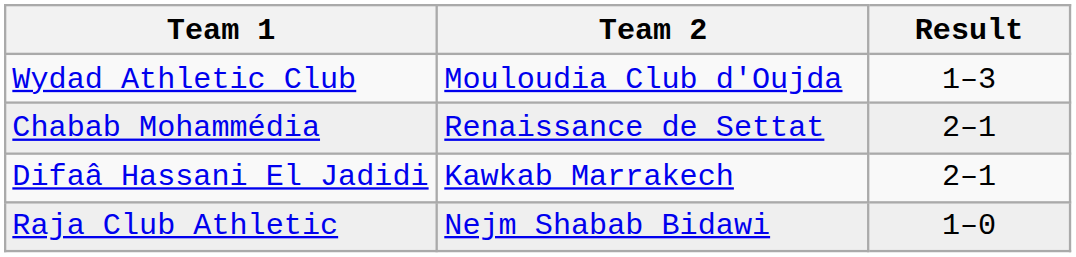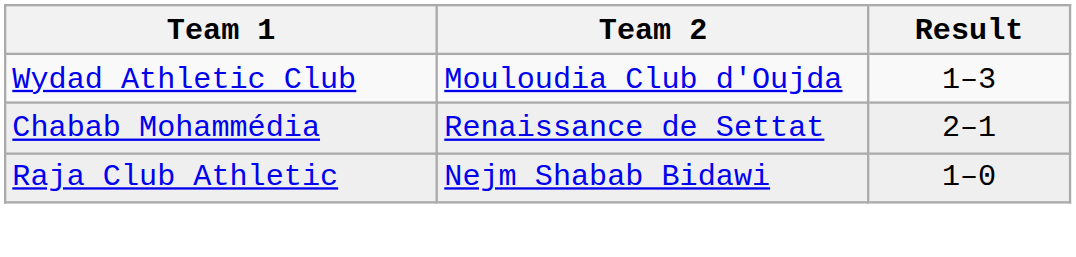- row: (220, 177)
